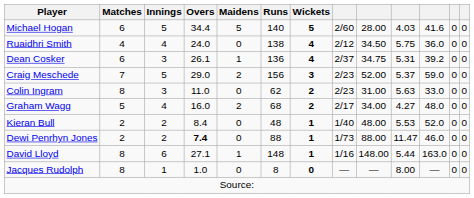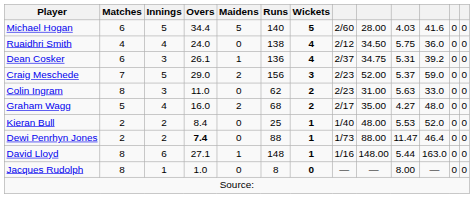(374, 106) 34.00 -> (374, 106) 35.00
(276, 122) 48 -> (276, 122) 25
(434, 138) 46.0 -> (434, 138) 46.4
